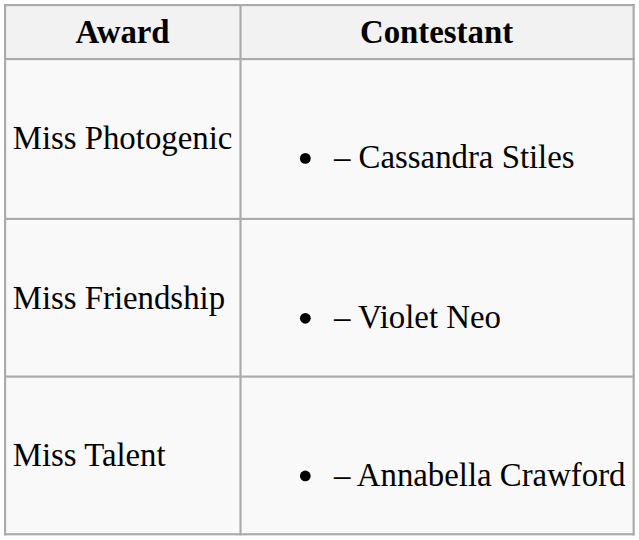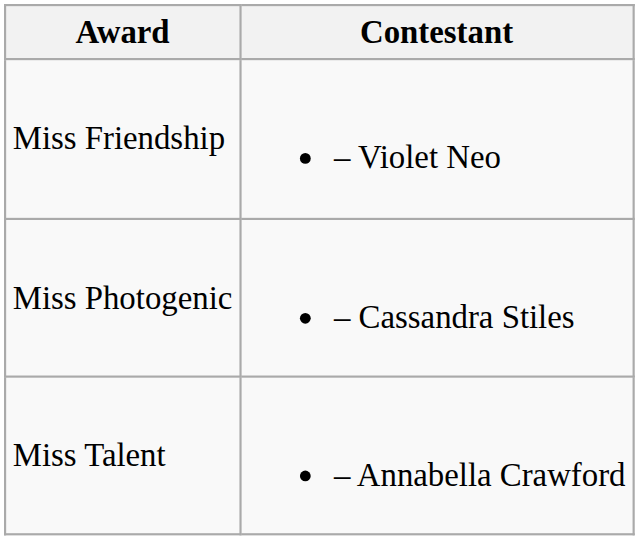rows swapped: (119, 296) <-> (123, 138)
